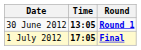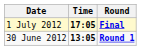rows swapped: (36, 25) <-> (34, 38)
